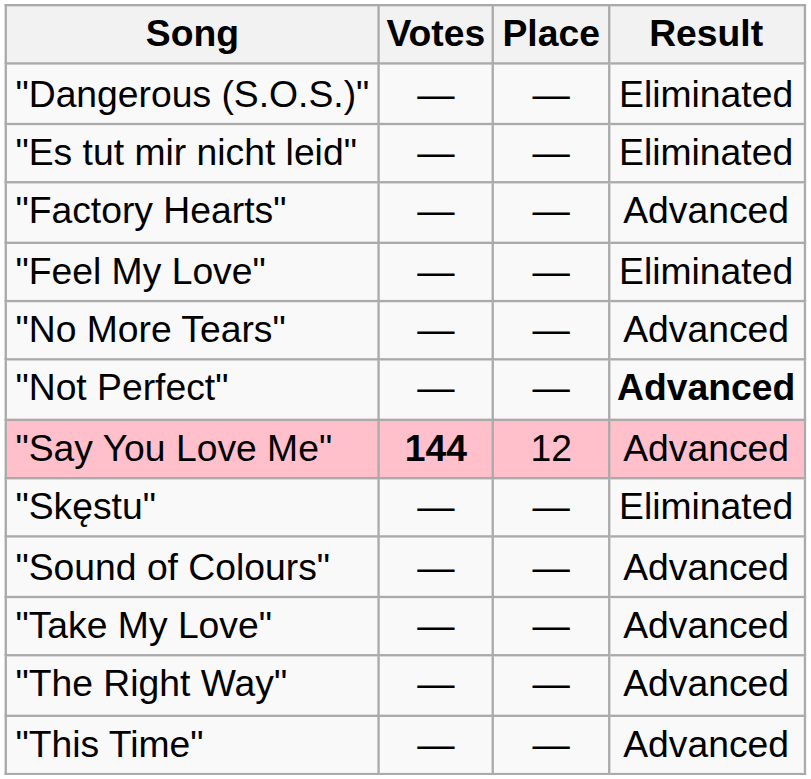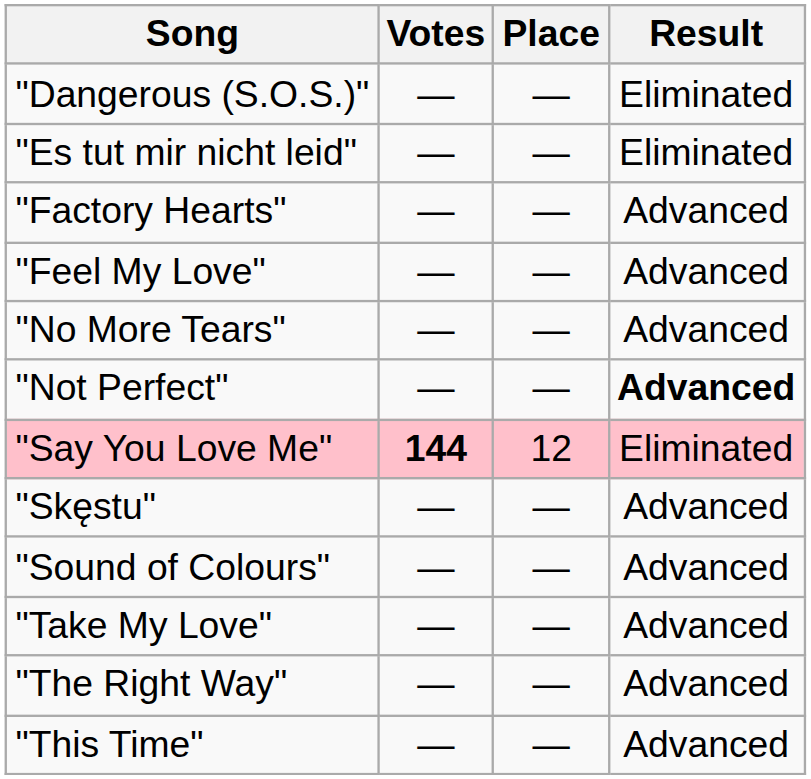(706, 270) Eliminated -> (706, 270) Advanced
(706, 447) Advanced -> (706, 447) Eliminated
(706, 507) Eliminated -> (706, 507) Advanced
